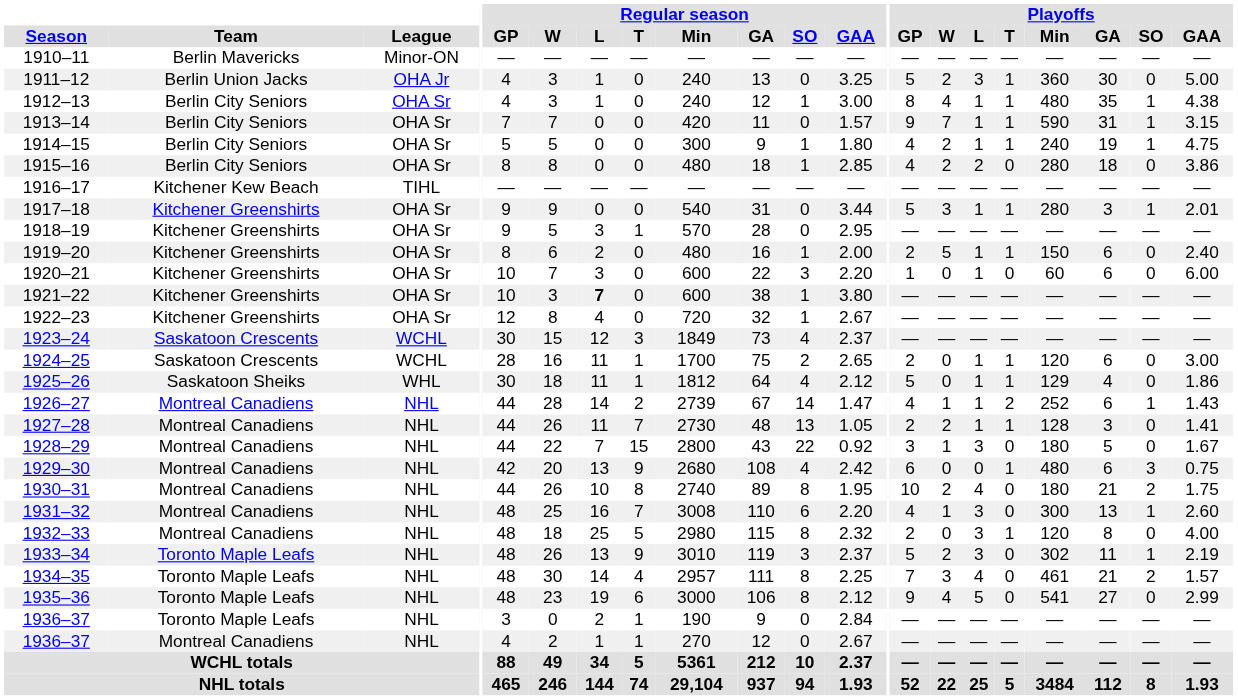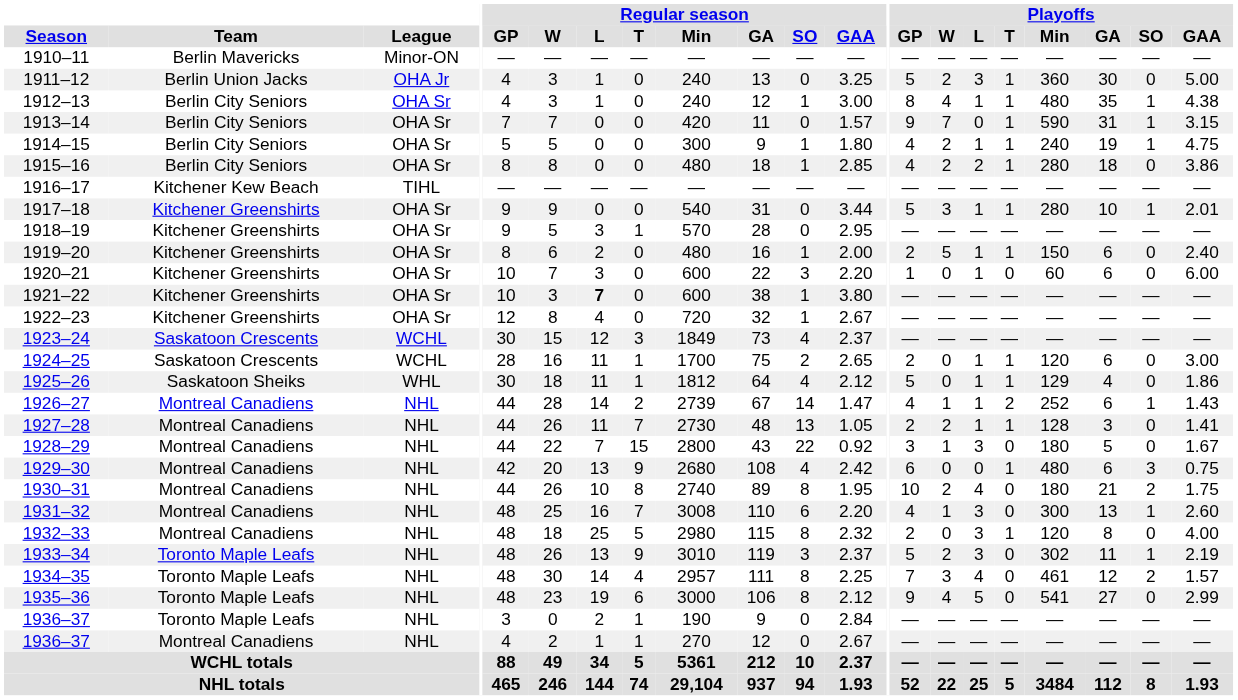(979, 122) 1 -> (979, 122) 0
(1009, 165) 0 -> (1009, 165) 1
(1108, 209) 3 -> (1108, 209) 10
(1108, 576) 21 -> (1108, 576) 12
